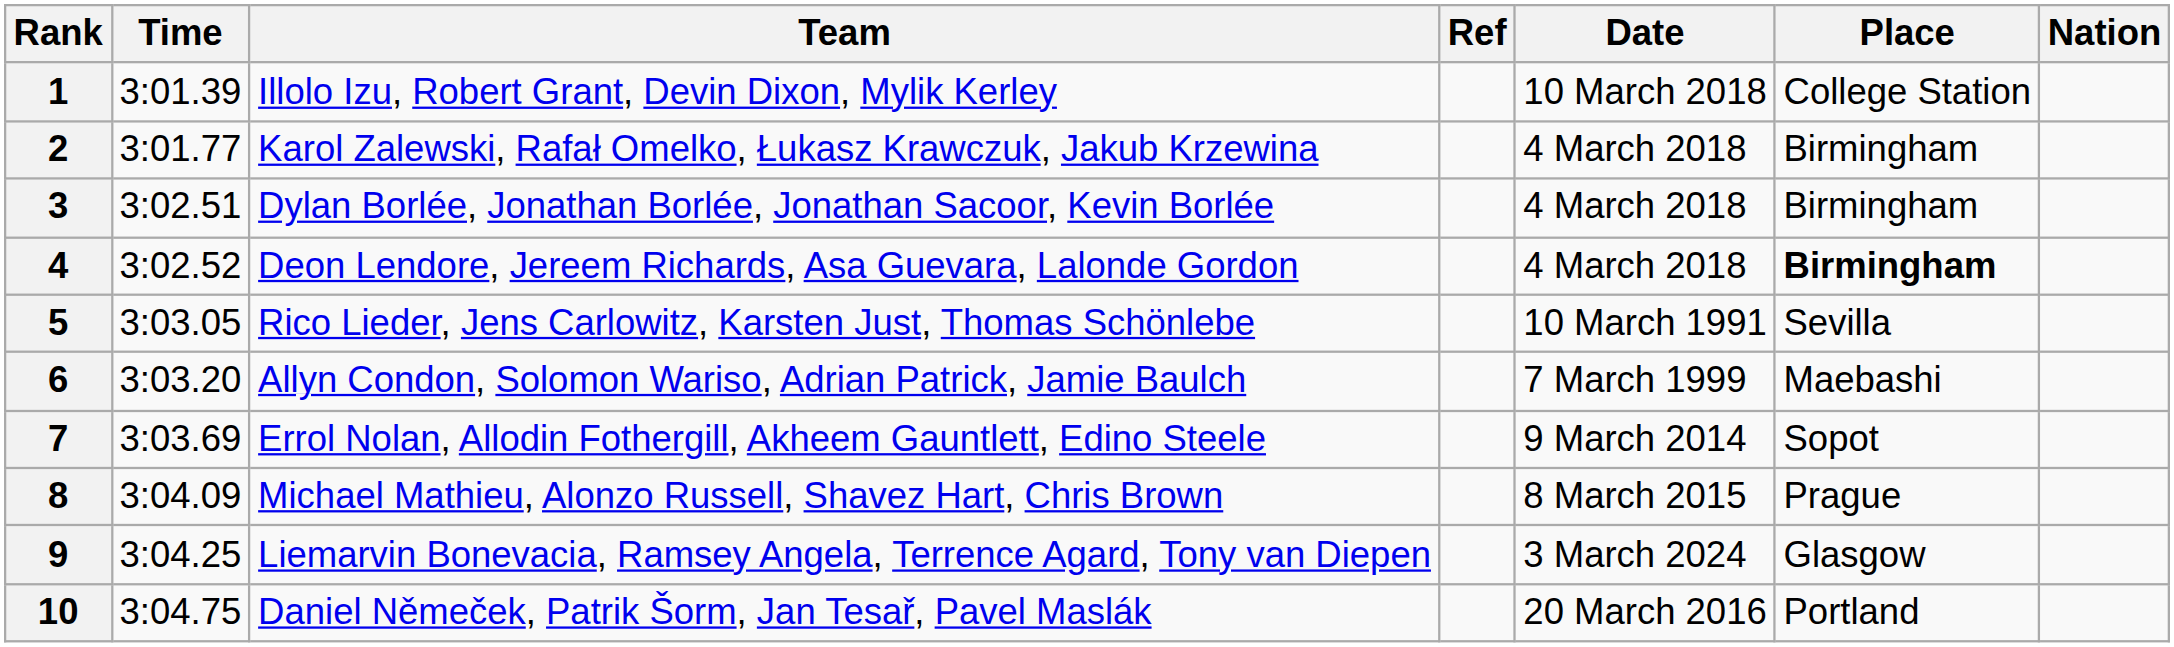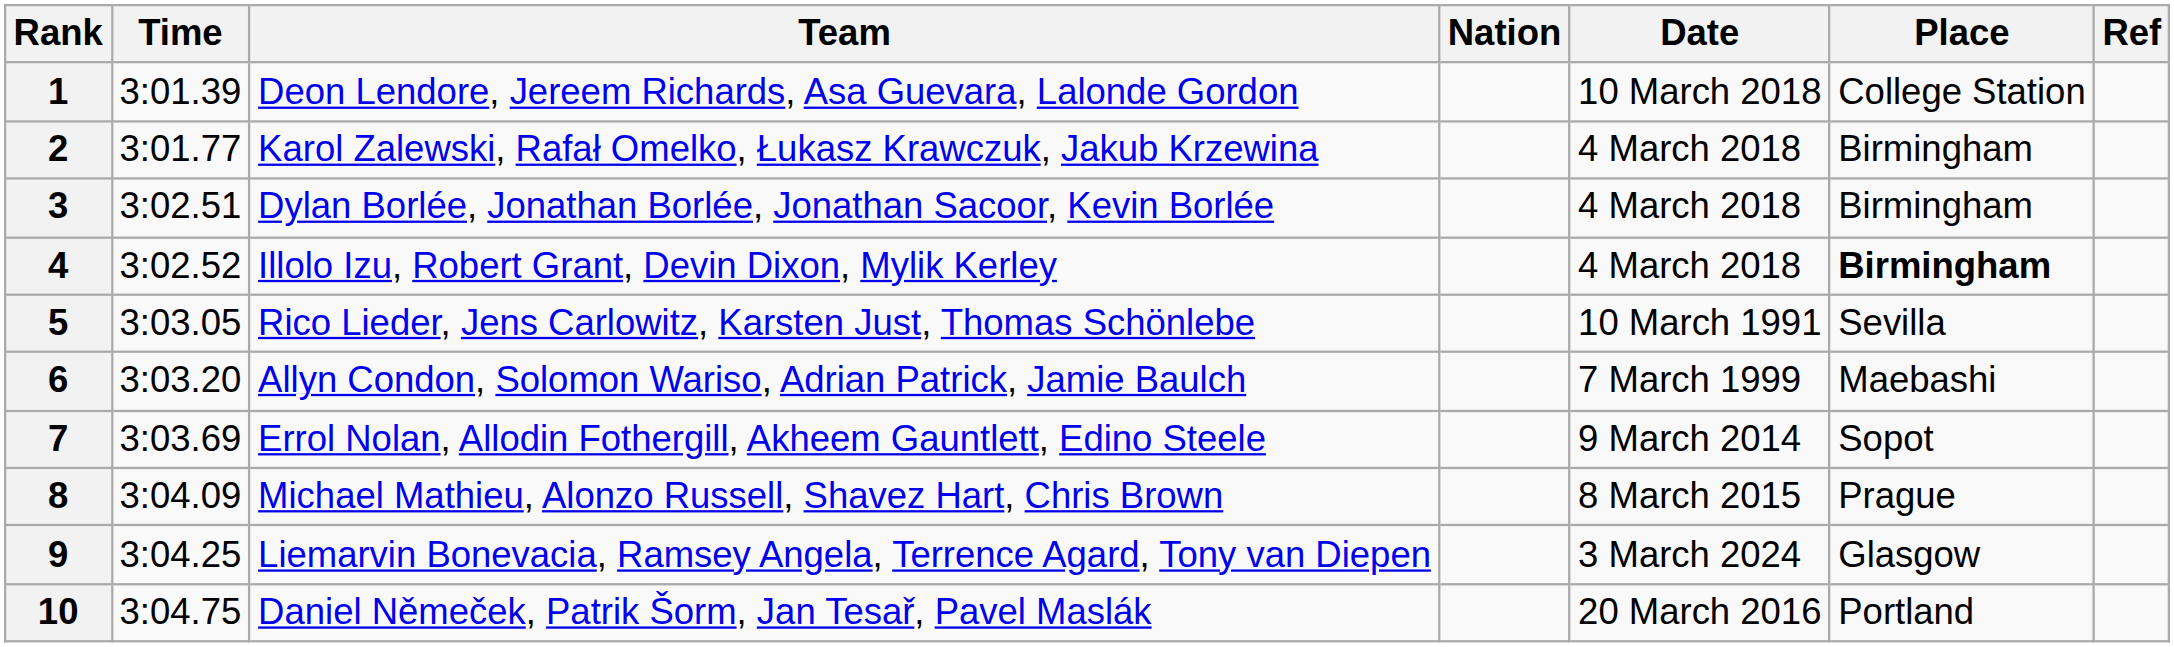columns swapped: (2105, 33) <-> (1477, 33)
(658, 91) Illolo Izu, Robert Grant, Devin Dixon, Mylik Kerley -> (778, 91) Deon Lendore, Jereem Richards, Asa Guevara, Lalonde Gordon
(778, 264) Deon Lendore, Jereem Richards, Asa Guevara, Lalonde Gordon -> (658, 264) Illolo Izu, Robert Grant, Devin Dixon, Mylik Kerley
